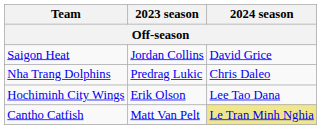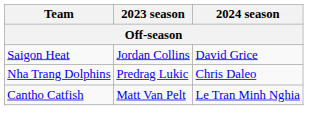- row: (66, 94)
(262, 114) khaki background -> (248, 94) no background
